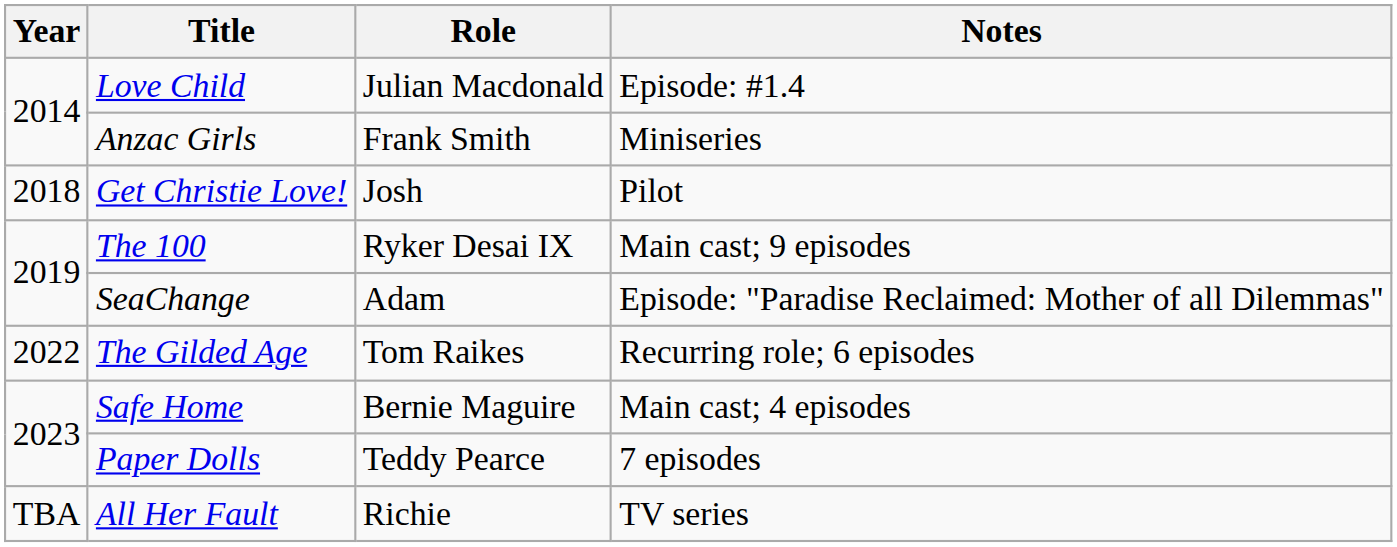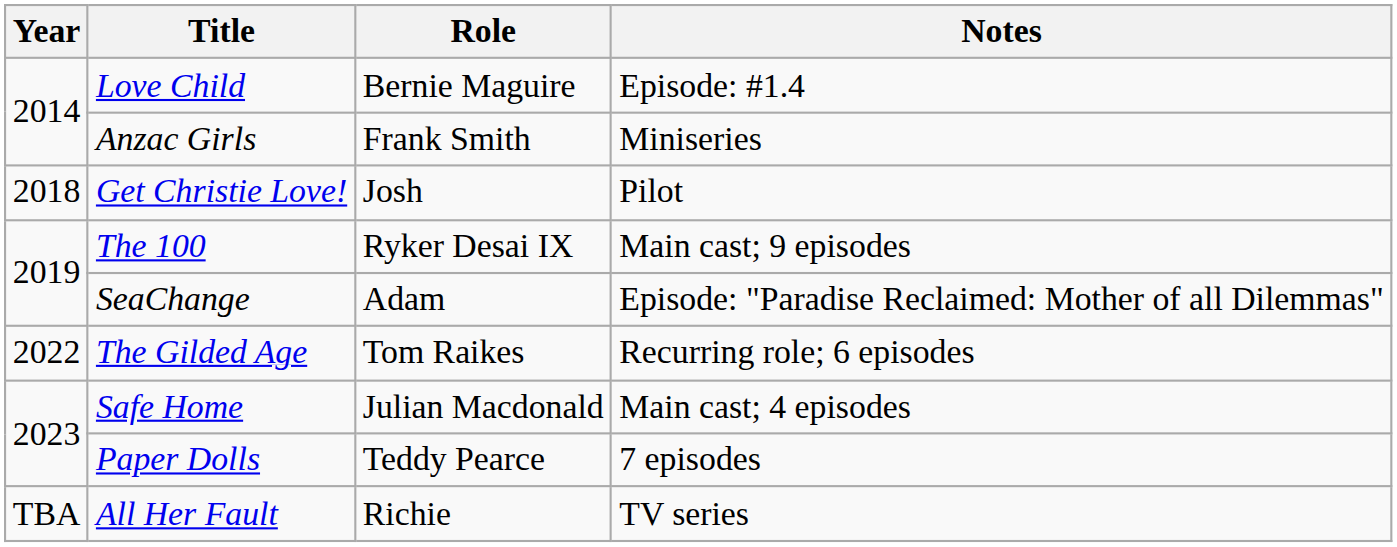(483, 84) Julian Macdonald -> (469, 84) Bernie Maguire
(469, 406) Bernie Maguire -> (483, 406) Julian Macdonald
